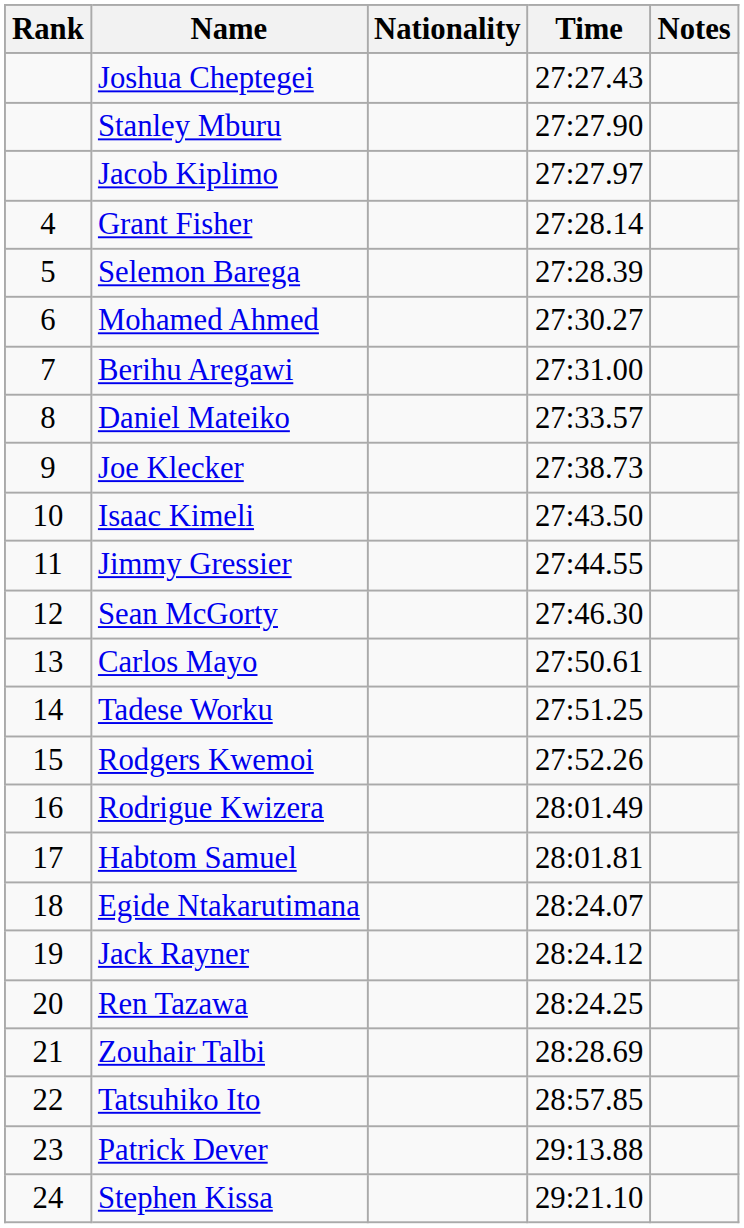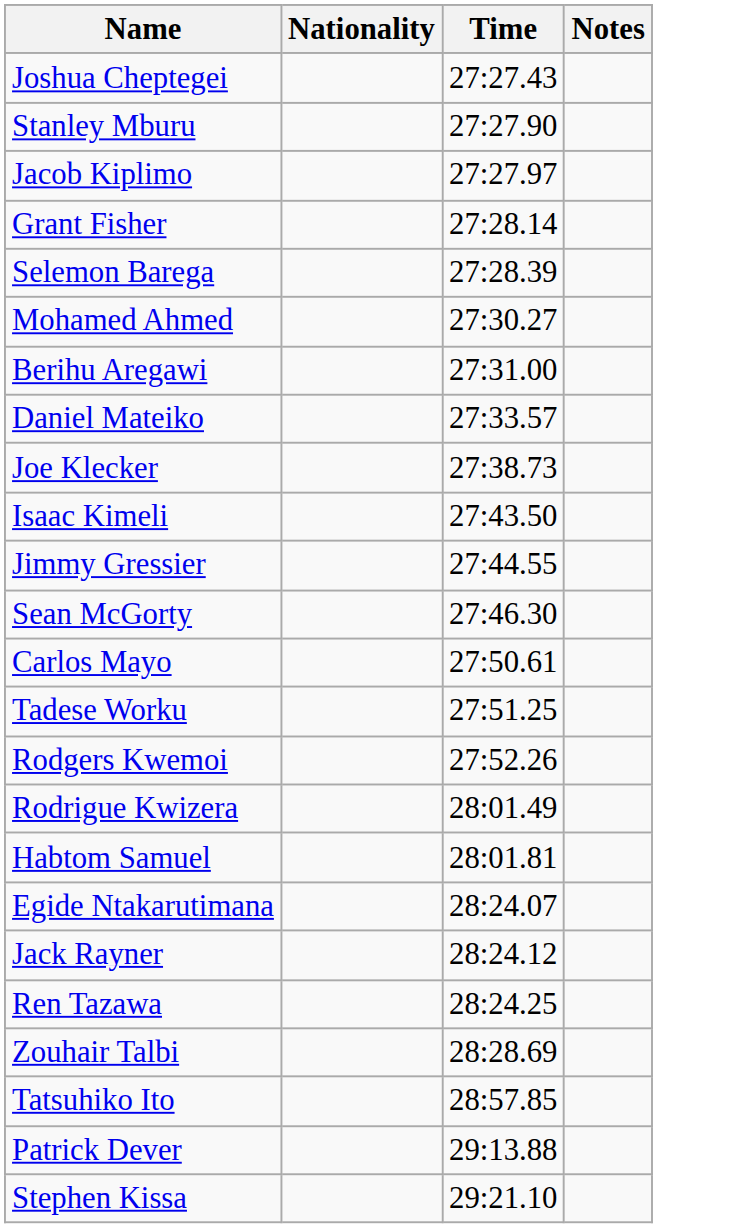- column: (48, 28)
